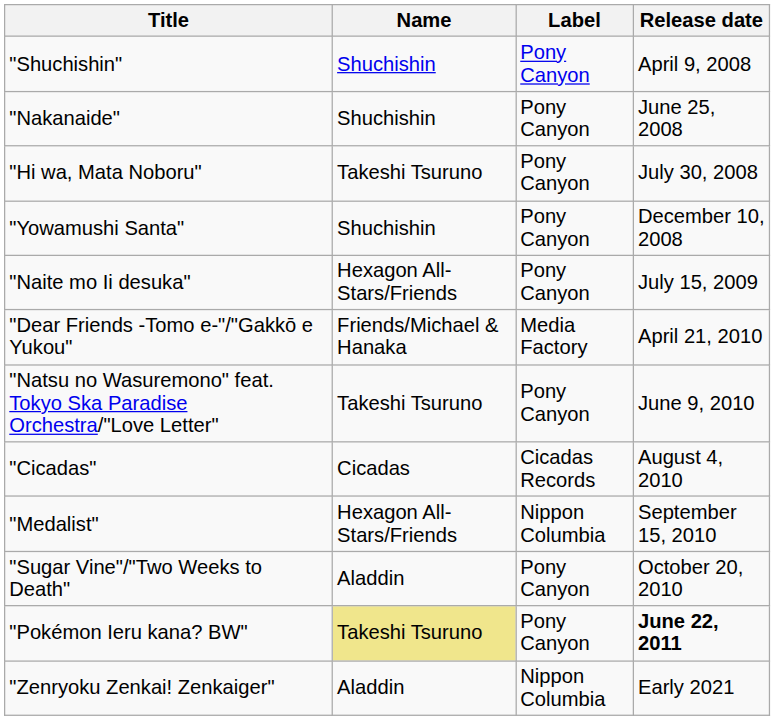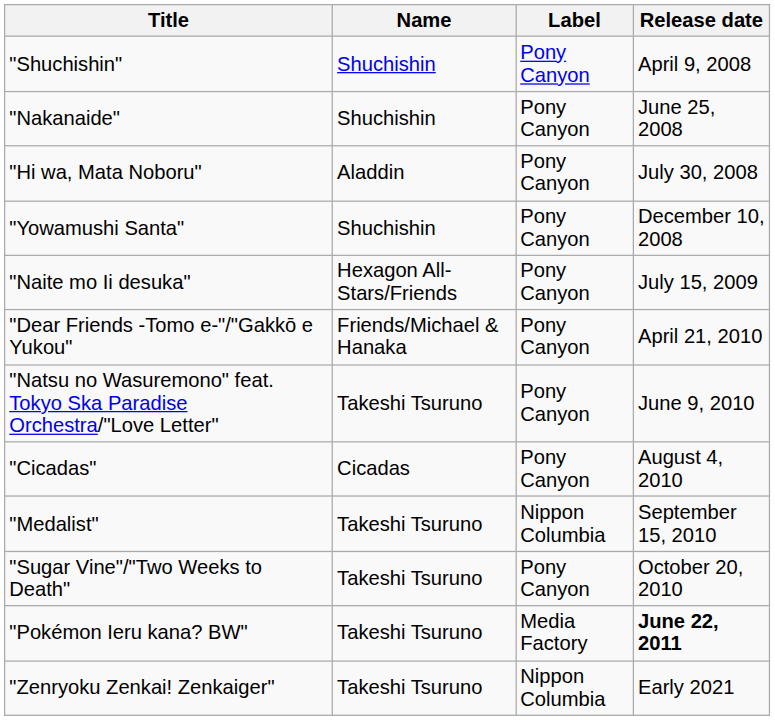(410, 173) Takeshi Tsuruno -> (371, 173) Aladdin
(554, 337) Media Factory -> (555, 337) Pony Canyon
(558, 469) Cicadas Records -> (555, 469) Pony Canyon
(397, 523) Hexagon All-Stars/Friends -> (410, 523) Takeshi Tsuruno
(371, 578) Aladdin -> (410, 578) Takeshi Tsuruno
(410, 633) khaki background -> (410, 633) no background
(555, 633) Pony Canyon -> (554, 633) Media Factory
(371, 687) Aladdin -> (410, 687) Takeshi Tsuruno
